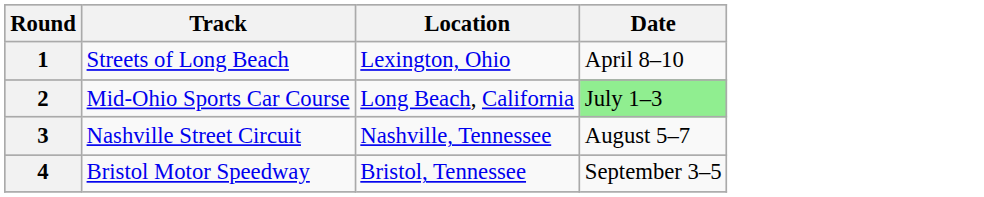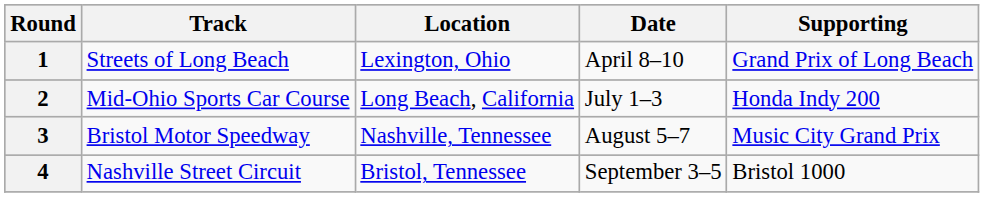+ column: (853, 22)
(624, 97) lightgreen background -> (624, 97) no background
(194, 135) Nashville Street Circuit -> (198, 135) Bristol Motor Speedway
(198, 172) Bristol Motor Speedway -> (194, 172) Nashville Street Circuit
